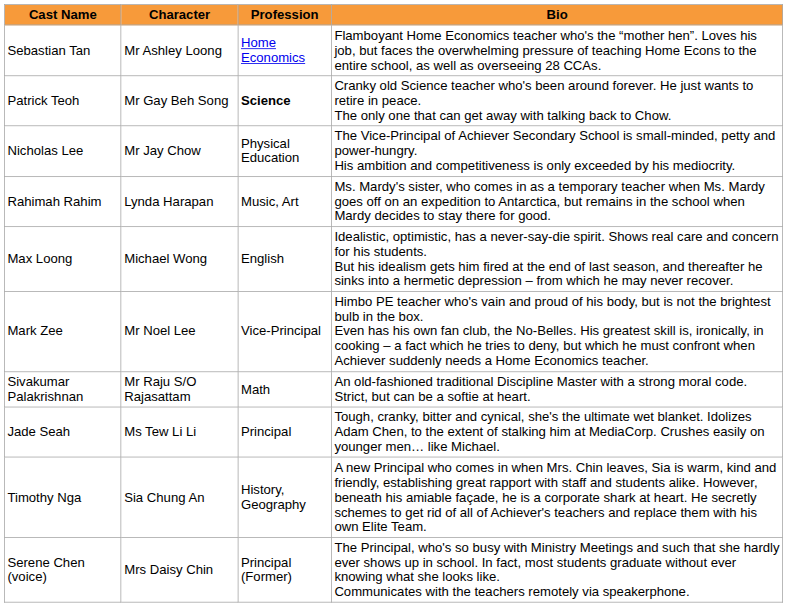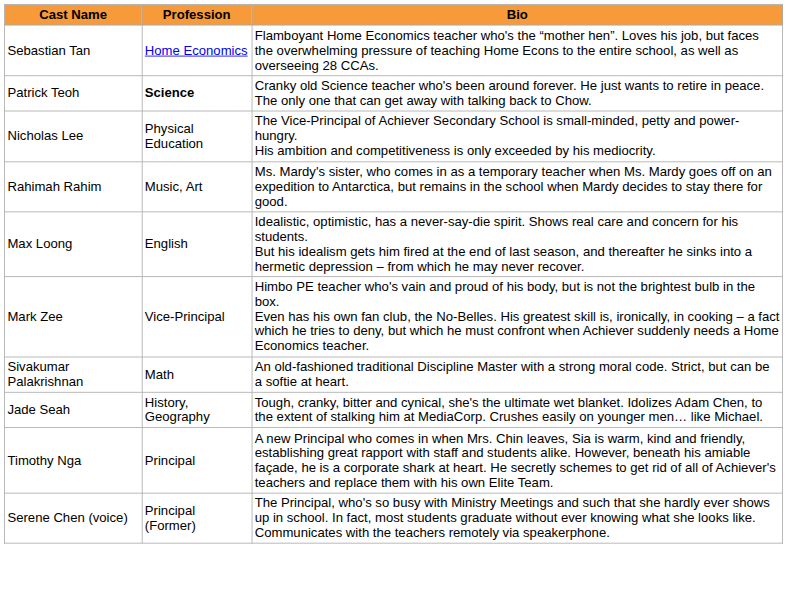- column: (180, 14)
(266, 432) Principal -> (177, 410) History, Geography
(273, 497) History, Geography -> (170, 460) Principal
